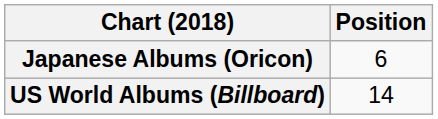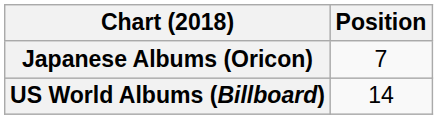(381, 59) 6 -> (381, 59) 7
